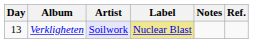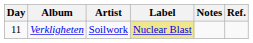(16, 30) 13 -> (16, 30) 11
(108, 30) lavender background -> (108, 30) no background
